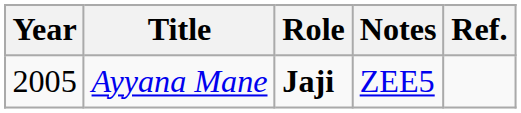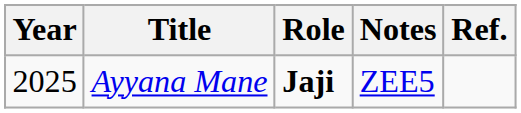(45, 81) 2005 -> (45, 81) 2025
